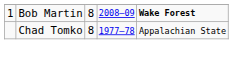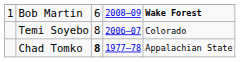(91, 13) 8 -> (97, 13) 6
+ row: (54, 30)
(91, 30) normal -> (97, 48) bold
